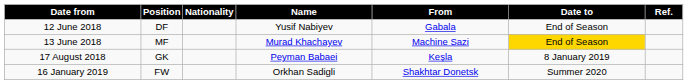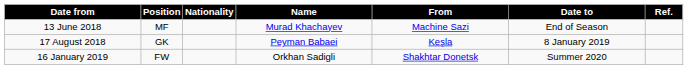- row: (73, 27)
(577, 42) gold background -> (577, 27) no background
